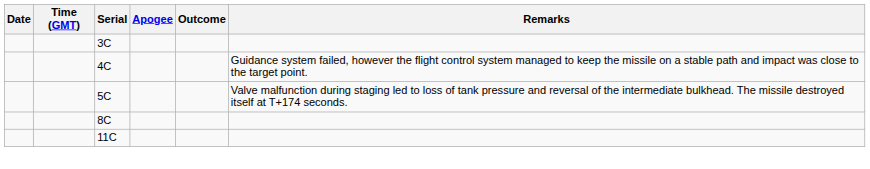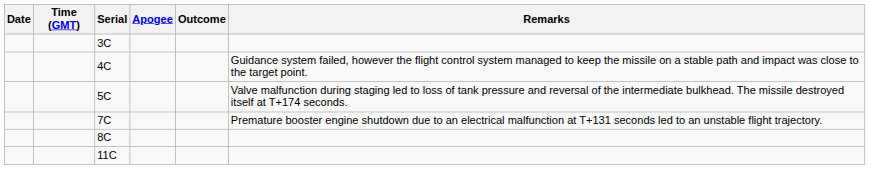+ row: (104, 120)
